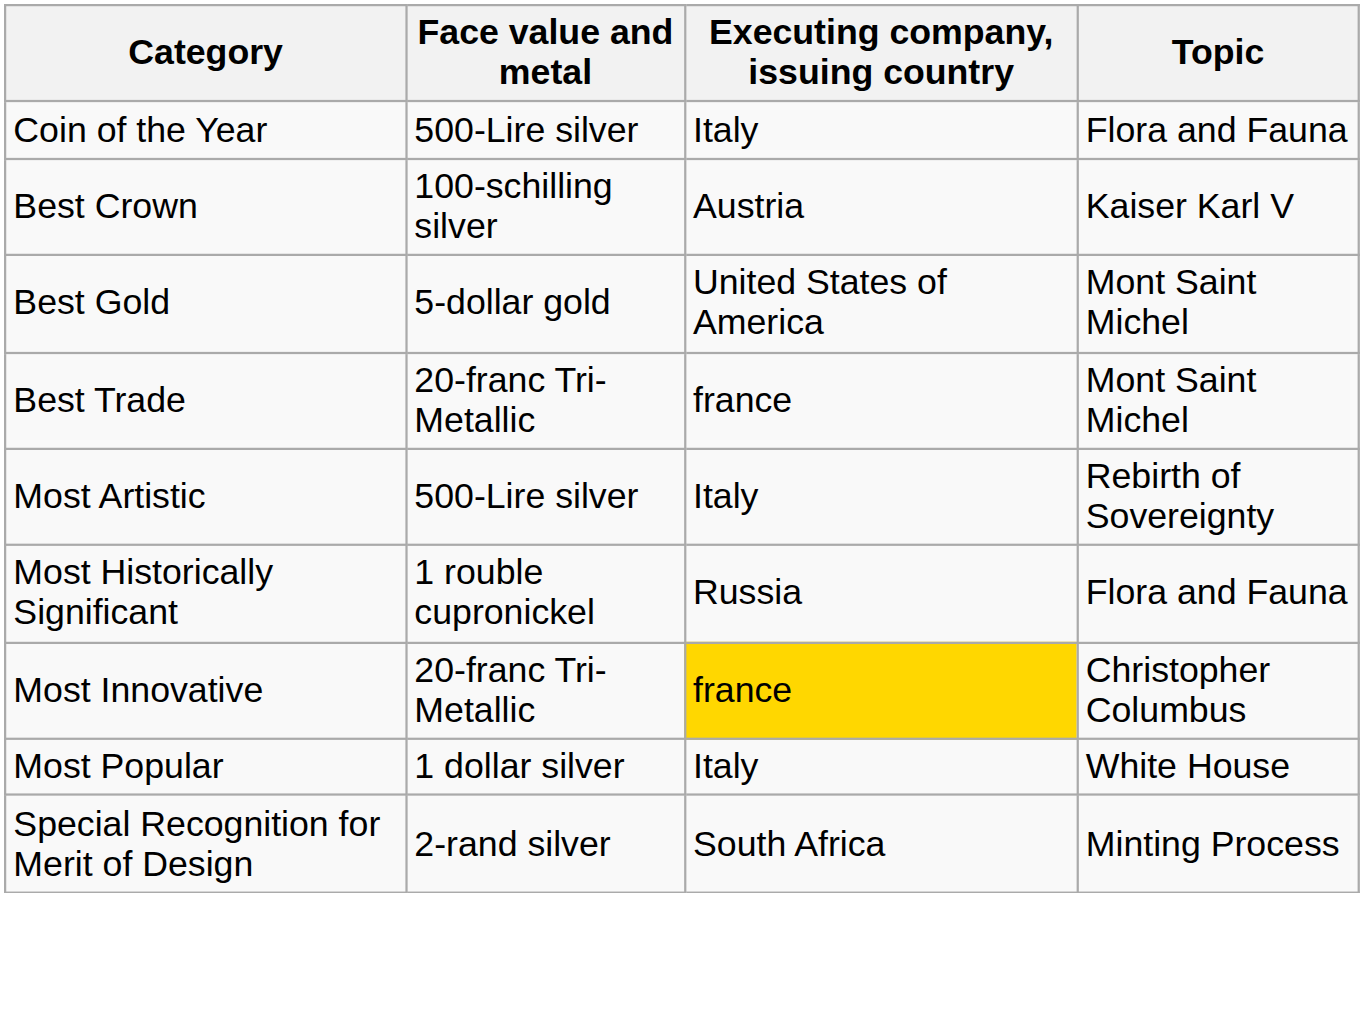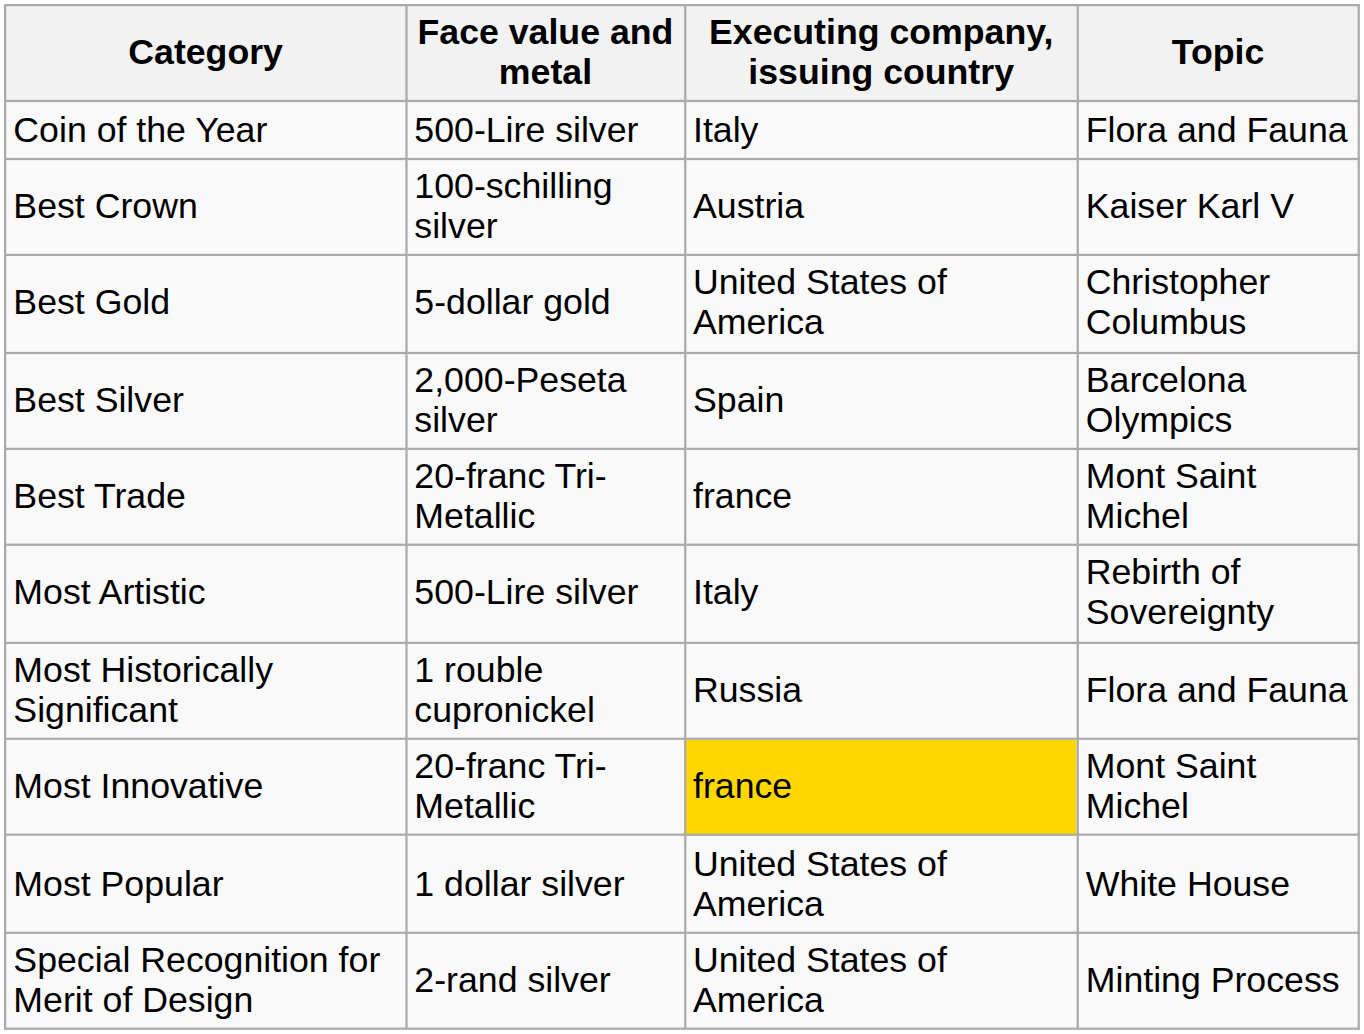(1171, 302) Mont Saint Michel -> (1178, 302) Christopher Columbus
+ row: (99, 399)
(1178, 689) Christopher Columbus -> (1171, 786) Mont Saint Michel
(726, 766) Italy -> (820, 883) United States of America
(789, 843) South Africa -> (820, 979) United States of America
